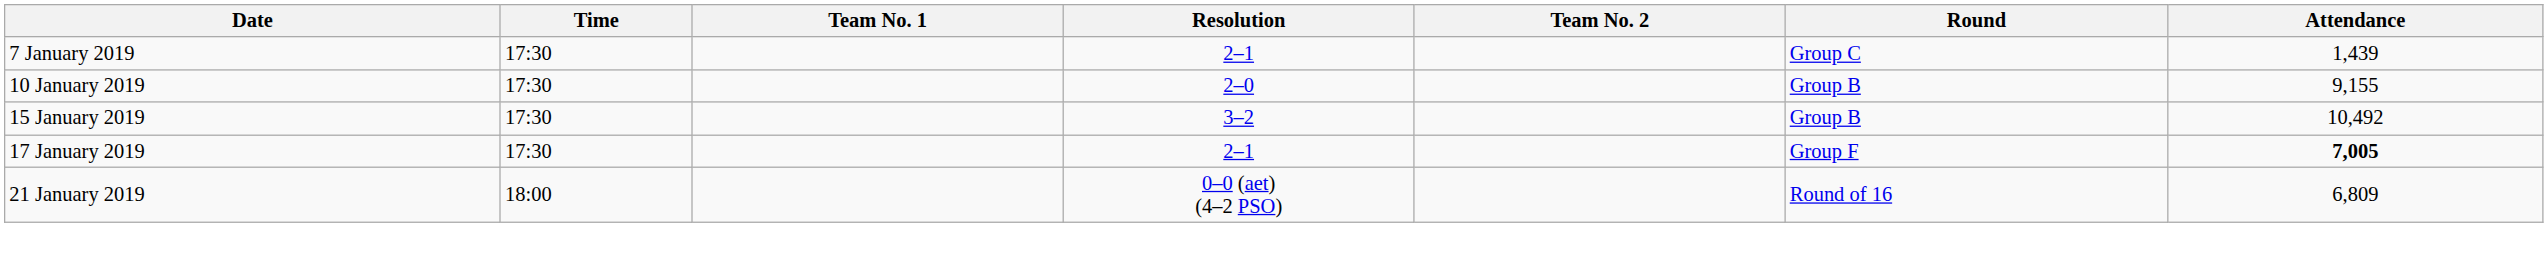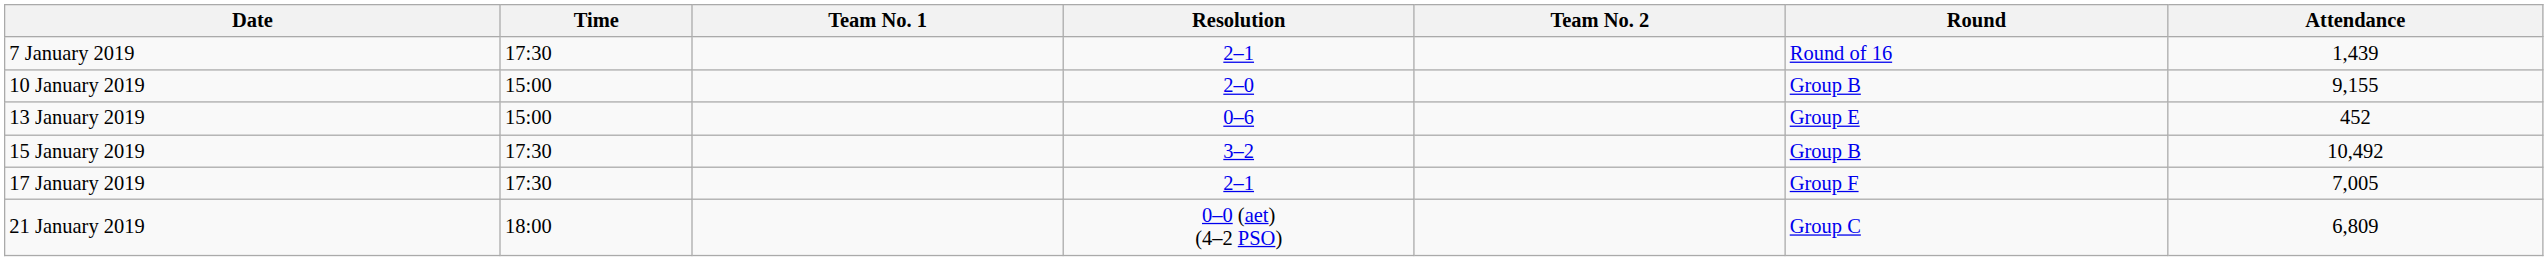(1825, 53) Group C -> (1841, 53) Round of 16
(528, 85) 17:30 -> (528, 85) 15:00
+ row: (77, 118)
(2355, 150) bold -> (2355, 183) normal
(1841, 194) Round of 16 -> (1825, 227) Group C
